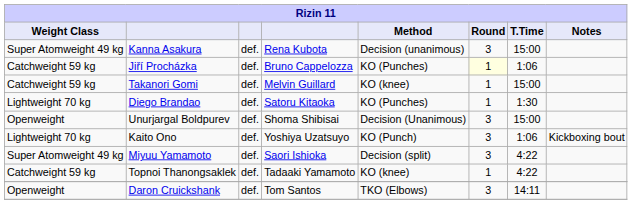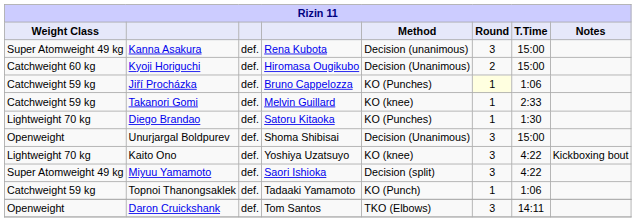+ row: (164, 66)
(527, 84) 15:00 -> (531, 102) 2:33
(388, 137) KO (Punch) -> (389, 155) KO (knee)
(527, 137) 1:06 -> (531, 155) 4:22
(385, 173) KO (knee) -> (392, 190) KO (Punch)
(527, 173) 4:22 -> (531, 190) 1:06
